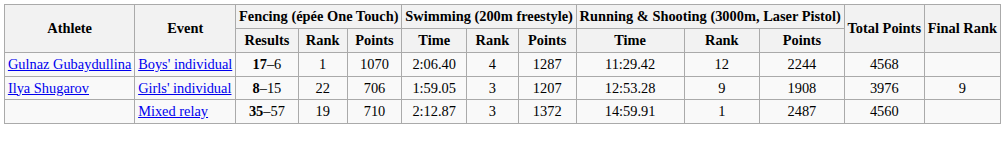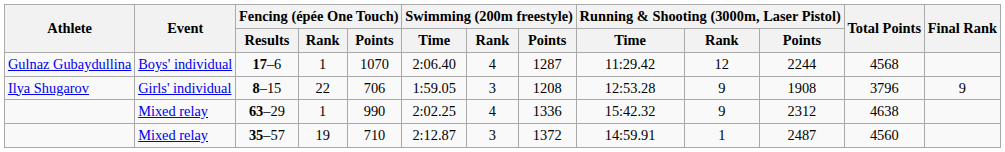(547, 88) 1207 -> (547, 88) 1208
(884, 88) 3976 -> (884, 88) 3796
+ row: (267, 111)
